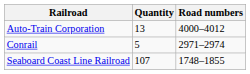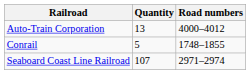(202, 45) 2971–2974 -> (202, 45) 1748–1855
(202, 61) 1748–1855 -> (202, 61) 2971–2974
